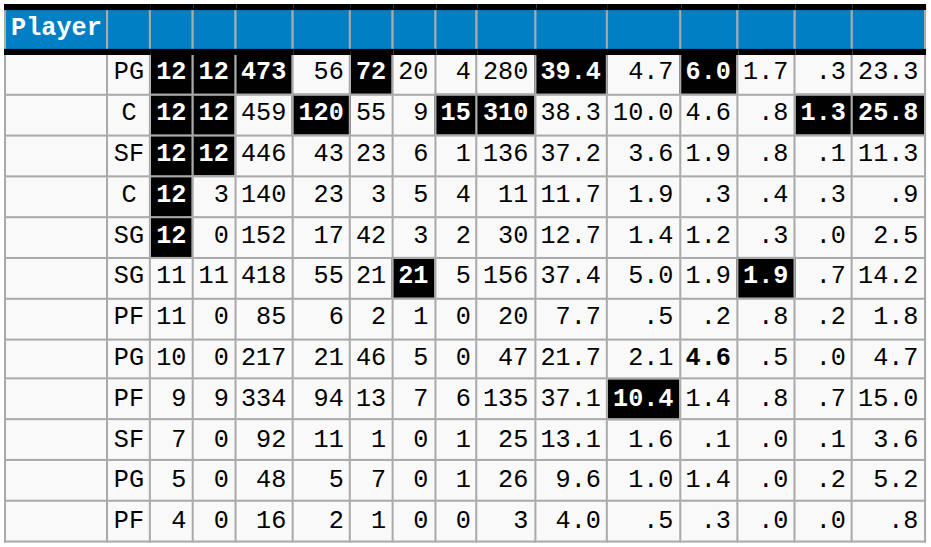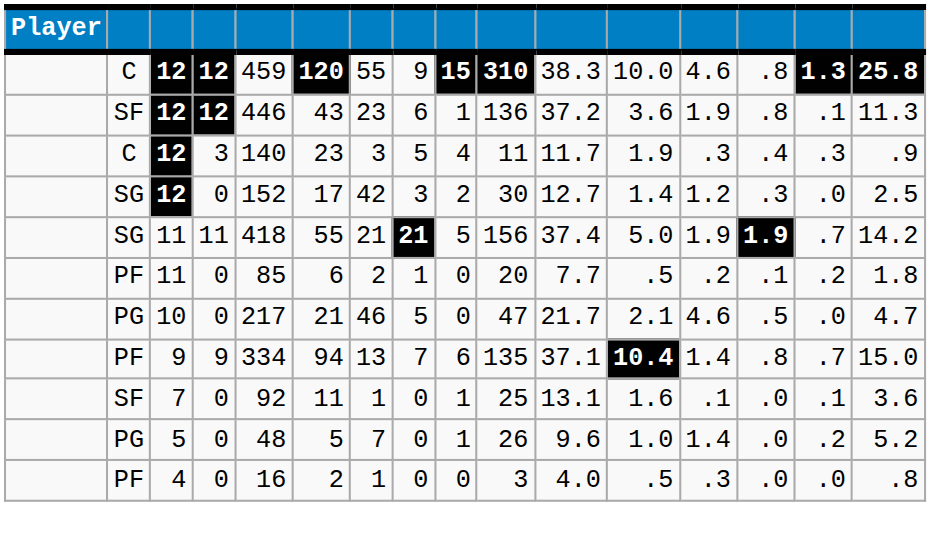- row: (129, 75)
(773, 319) .8 -> (773, 278) .1
(708, 359) bold -> (708, 319) normal
